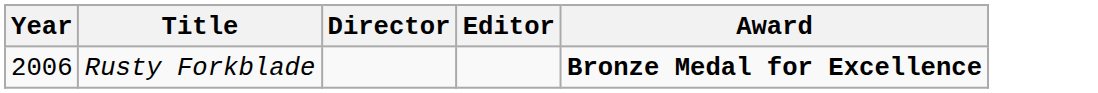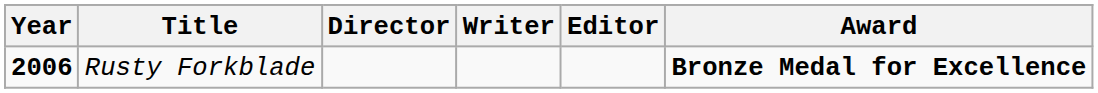+ column: (509, 26)
(42, 68) normal -> (42, 68) bold
